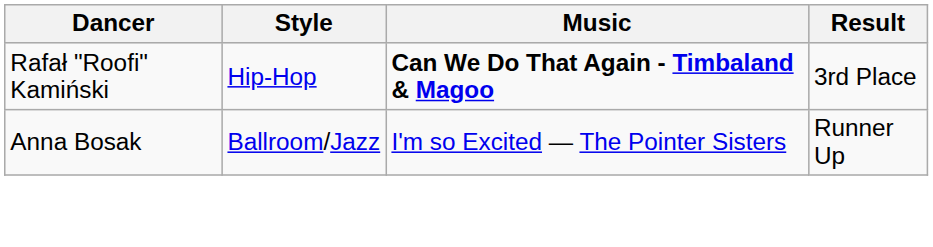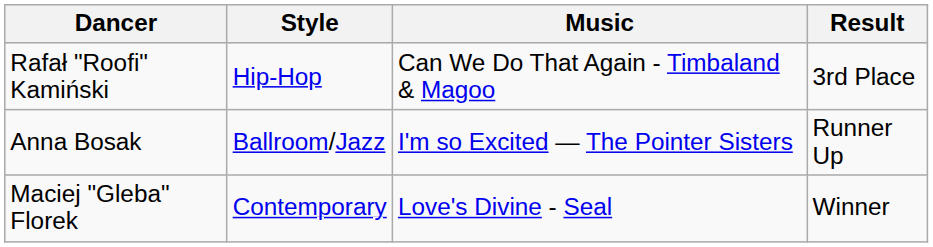(593, 76) bold -> (589, 76) normal
+ row: (90, 207)
